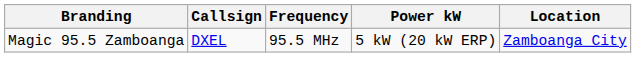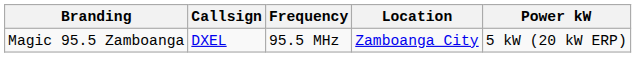columns swapped: (426, 17) <-> (565, 17)
